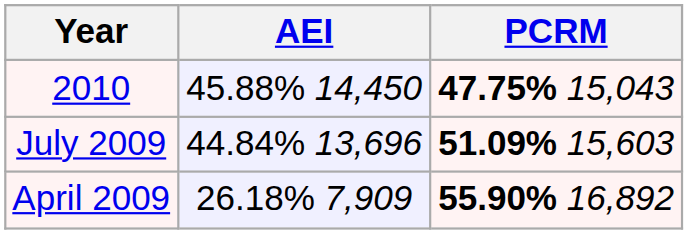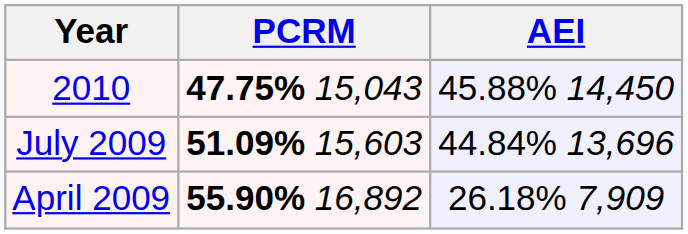columns swapped: (304, 32) <-> (556, 32)
